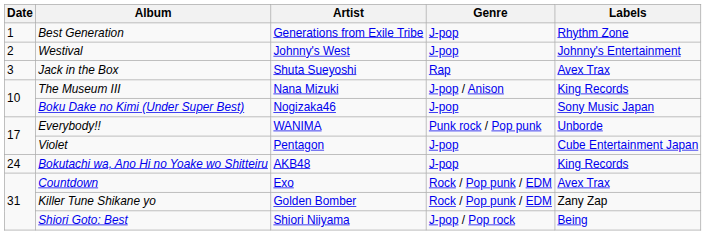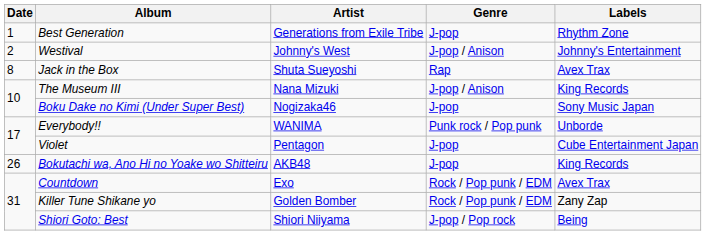(444, 51) J-pop -> (466, 51) J-pop / Anison
(10, 70) 3 -> (10, 70) 8
(14, 164) 24 -> (14, 164) 26
